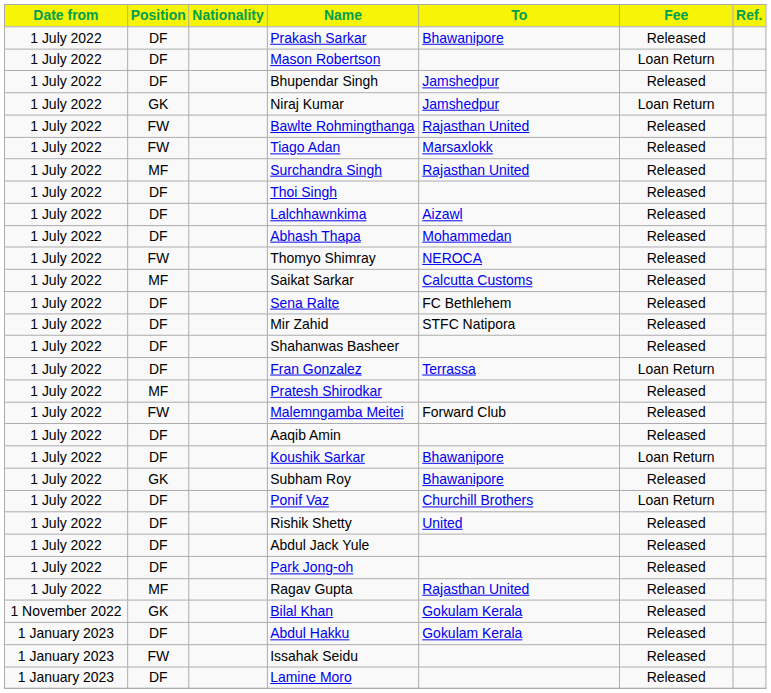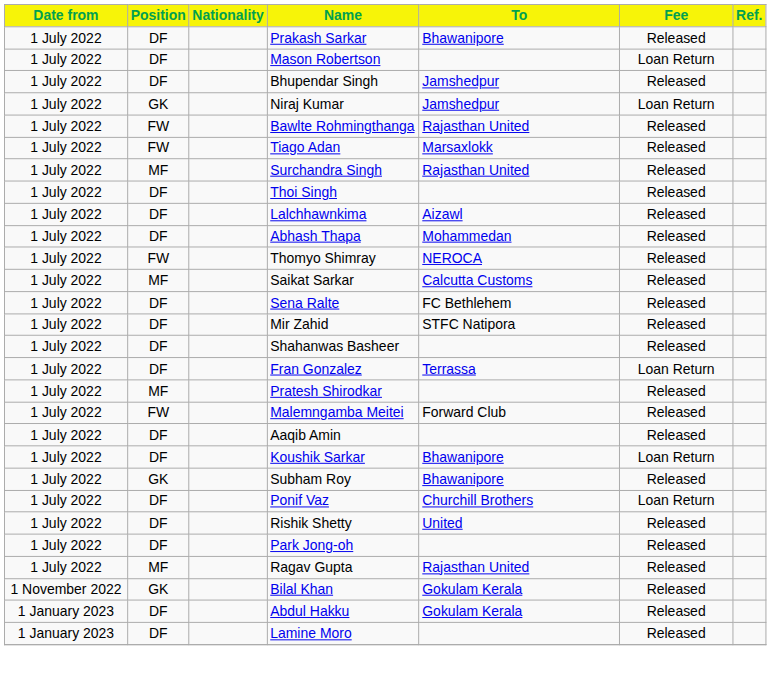- row: (320, 546)
- row: (314, 656)
